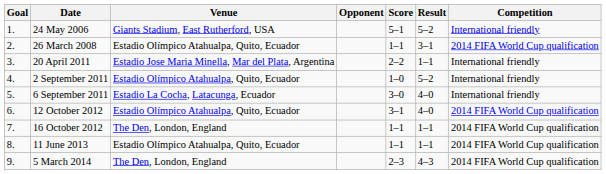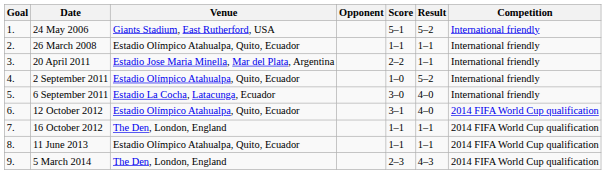(426, 45) 3–1 -> (426, 45) 1–1
(525, 45) 2014 FIFA World Cup qualification -> (495, 45) International friendly
